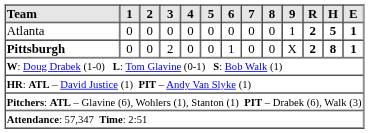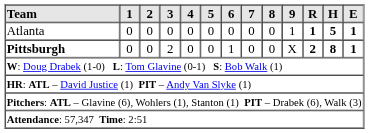(313, 31) 2 -> (313, 31) 1
